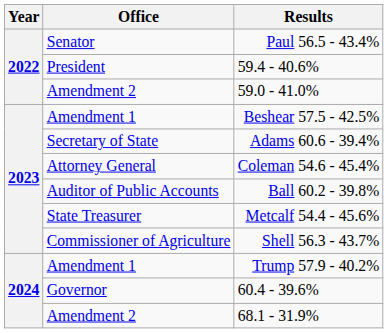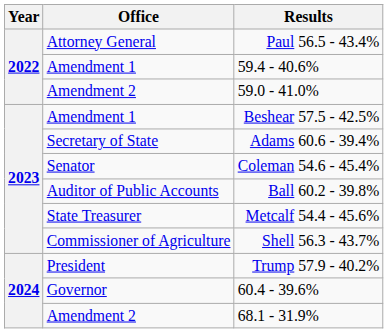(71, 41) Senator -> (101, 41) Attorney General
(76, 66) President -> (91, 66) Amendment 1
(101, 166) Attorney General -> (71, 166) Senator
(91, 265) Amendment 1 -> (76, 265) President
